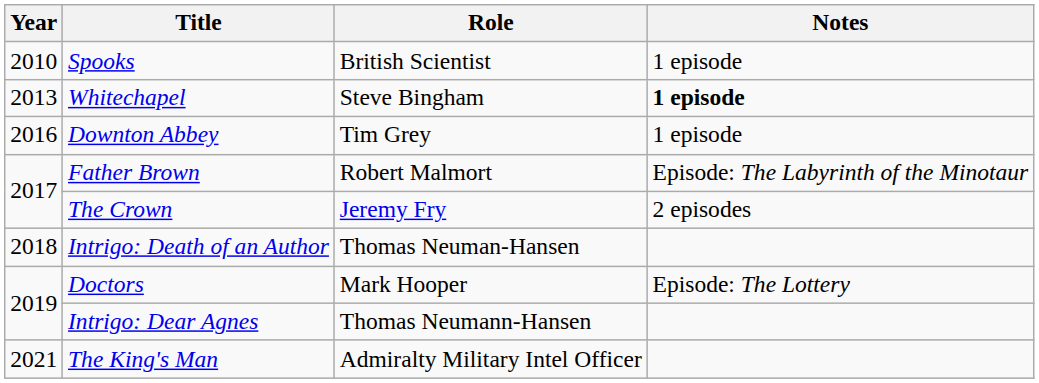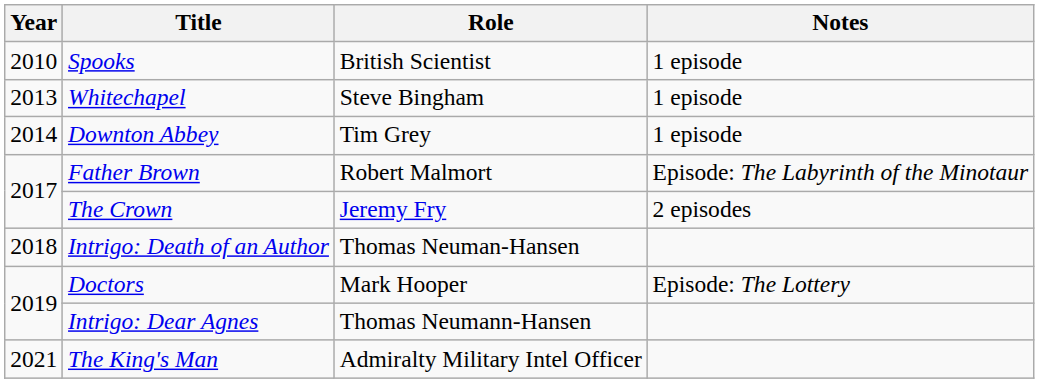(699, 97) bold -> (697, 97) normal
(34, 135) 2016 -> (34, 135) 2014
